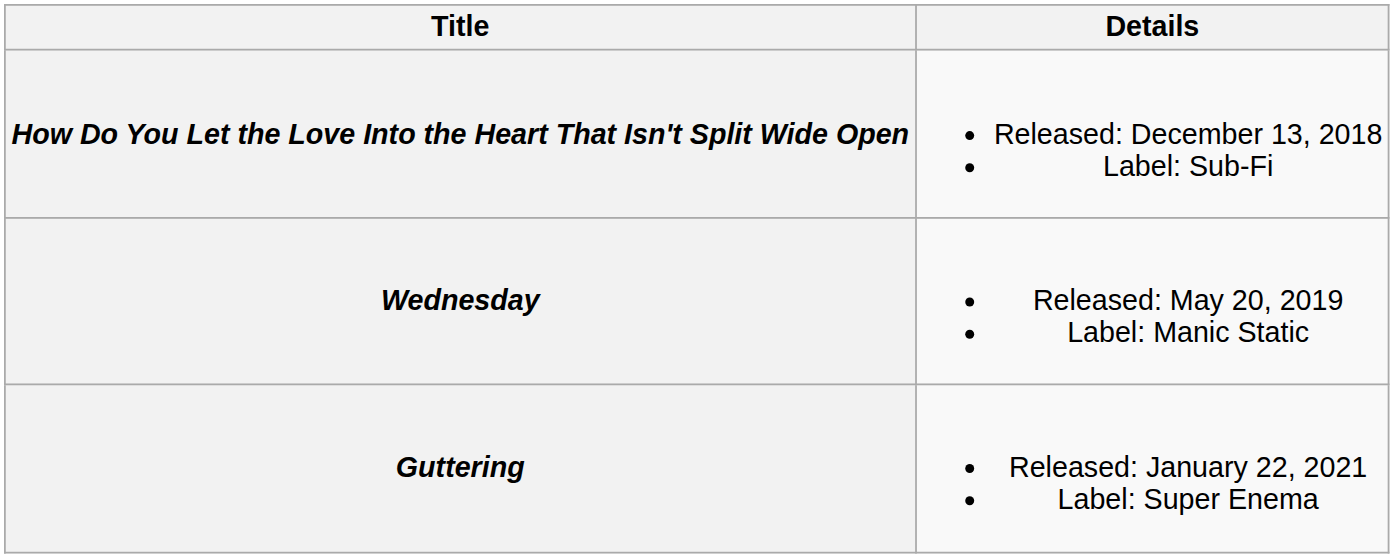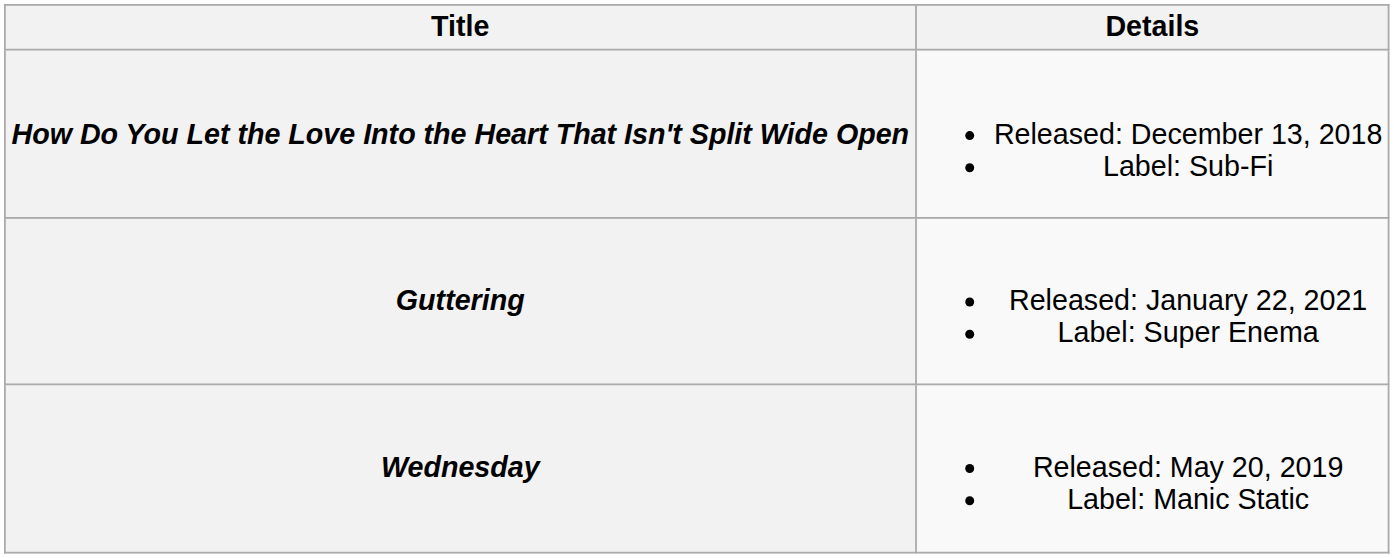rows swapped: (460, 300) <-> (460, 467)
